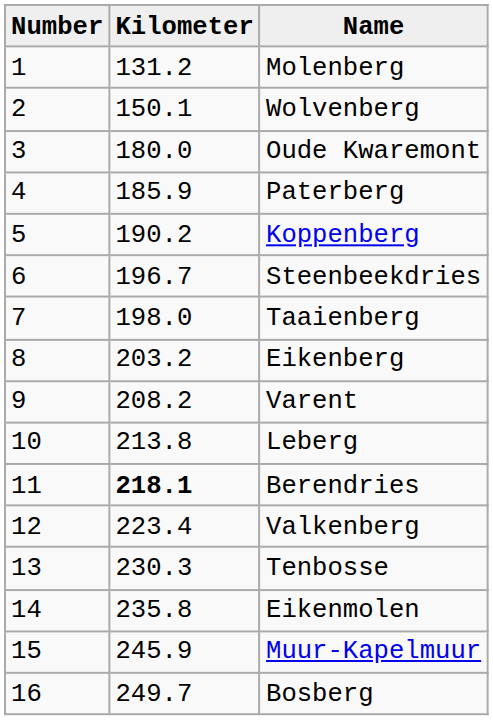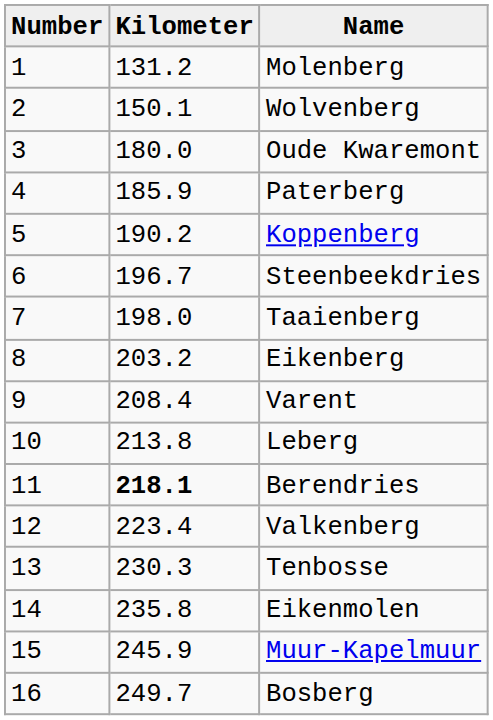(154, 402) 208.2 -> (154, 402) 208.4
